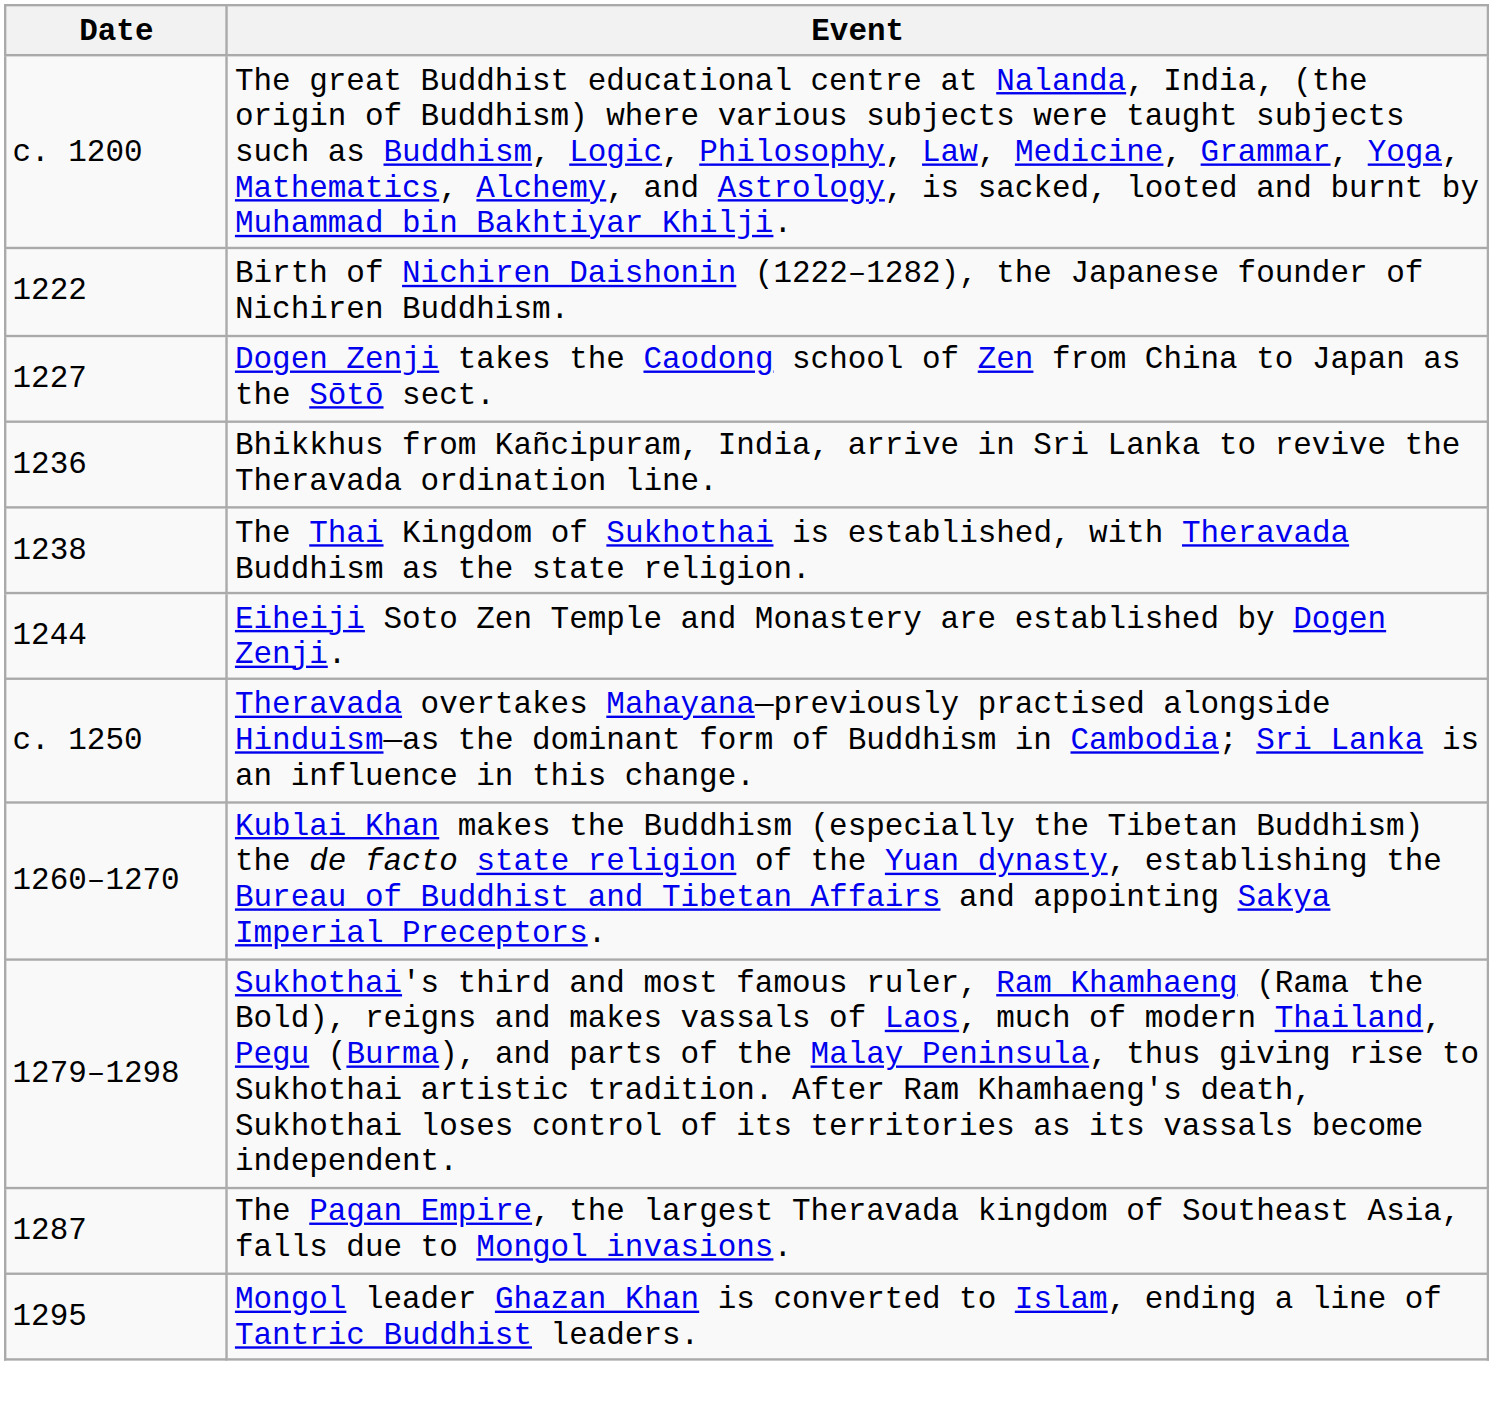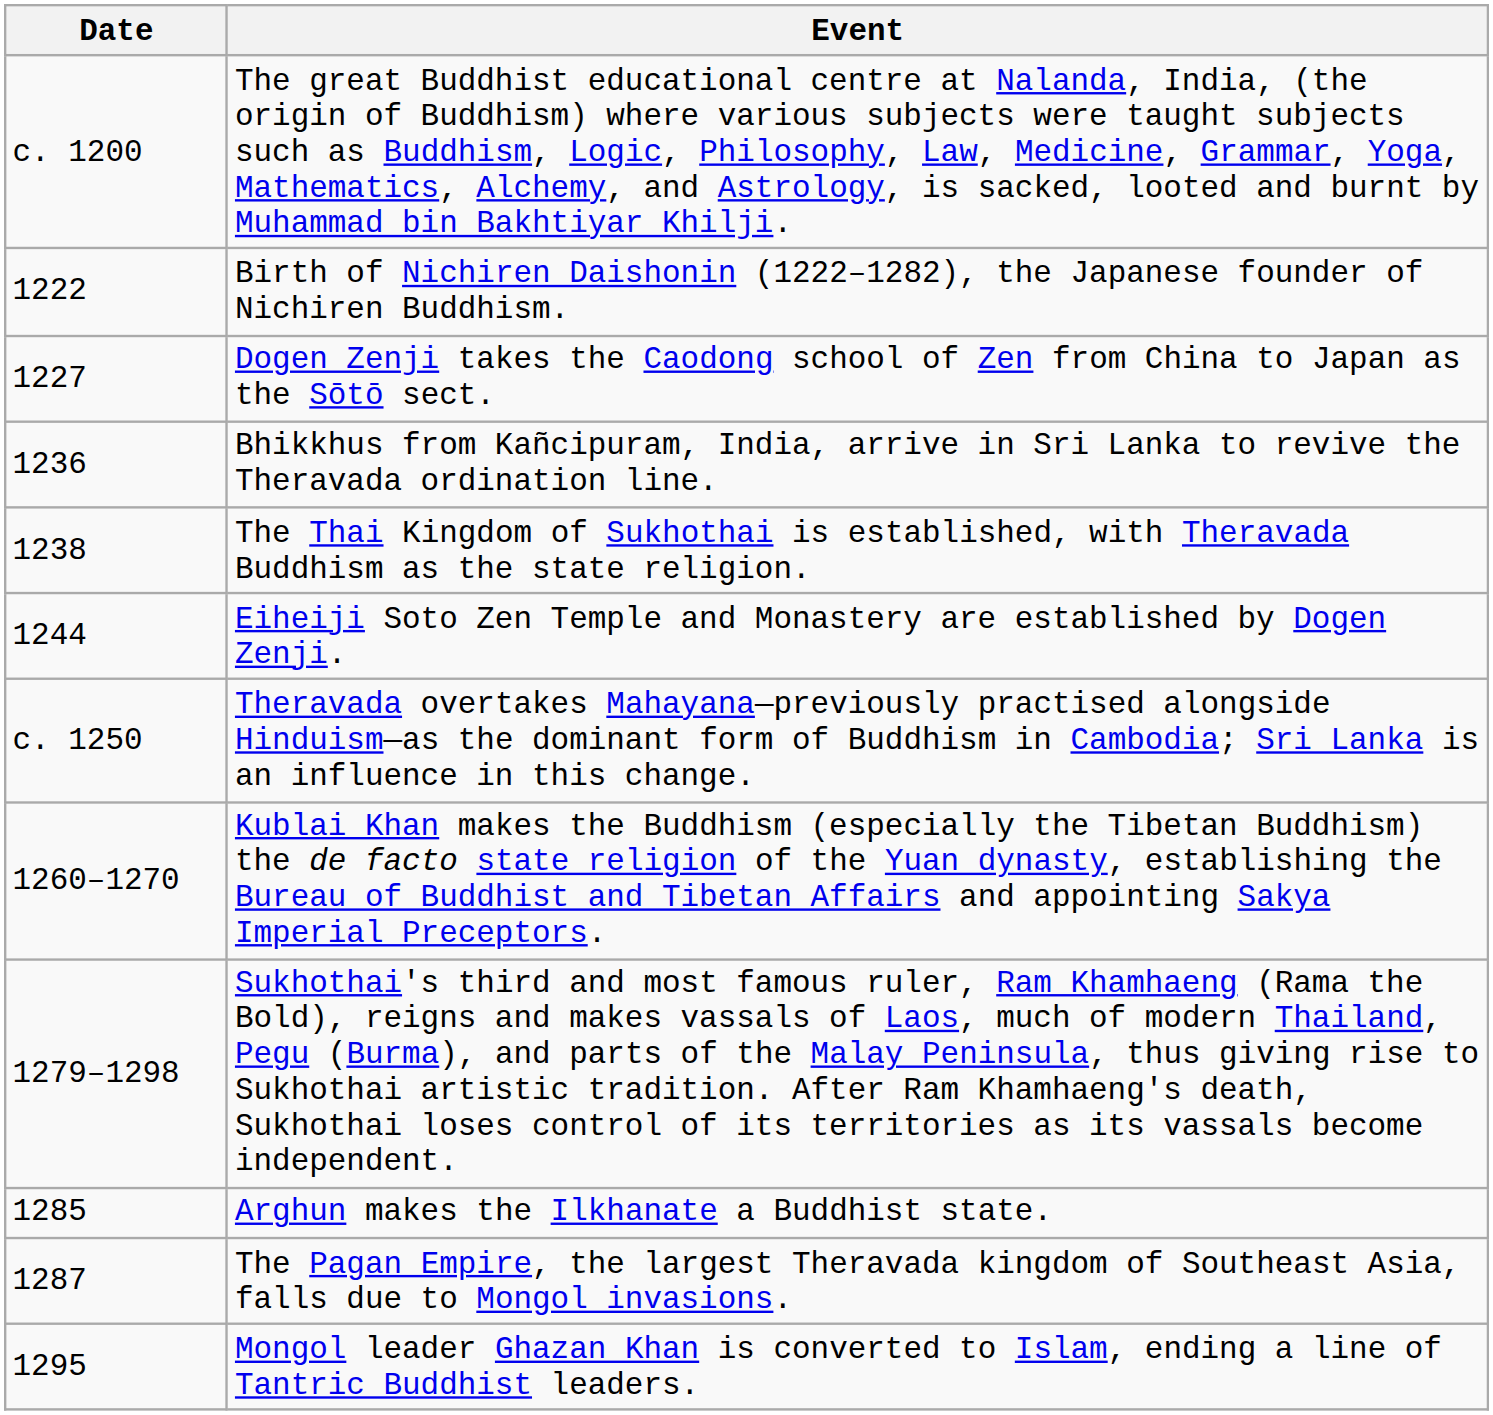+ row: (643, 1213)
